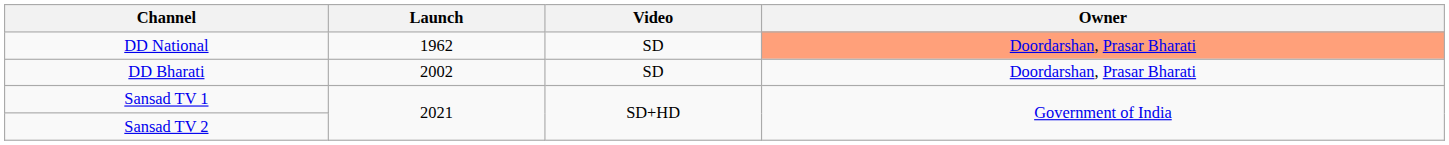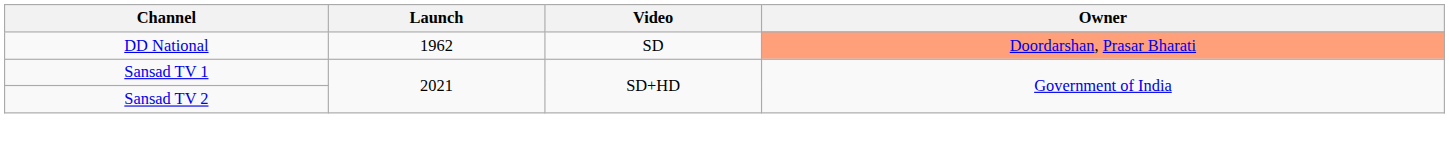- row: (166, 72)
